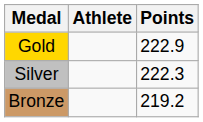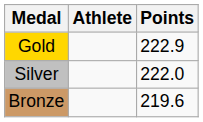(162, 74) 222.3 -> (162, 74) 222.0
(162, 102) 219.2 -> (162, 102) 219.6
